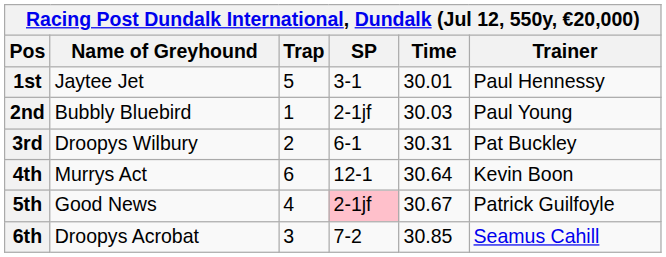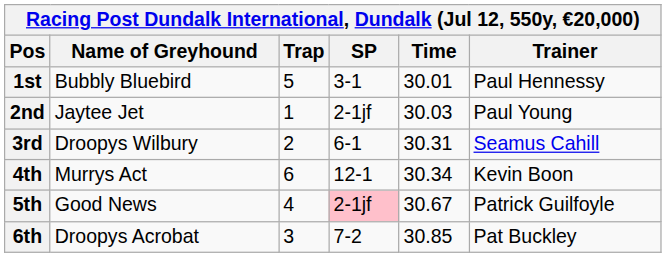(99, 81) Jaytee Jet -> (123, 81) Bubbly Bluebird
(123, 112) Bubbly Bluebird -> (99, 112) Jaytee Jet
(525, 143) Pat Buckley -> (536, 143) Seamus Cahill
(428, 174) 30.64 -> (428, 174) 30.34
(536, 236) Seamus Cahill -> (525, 236) Pat Buckley
